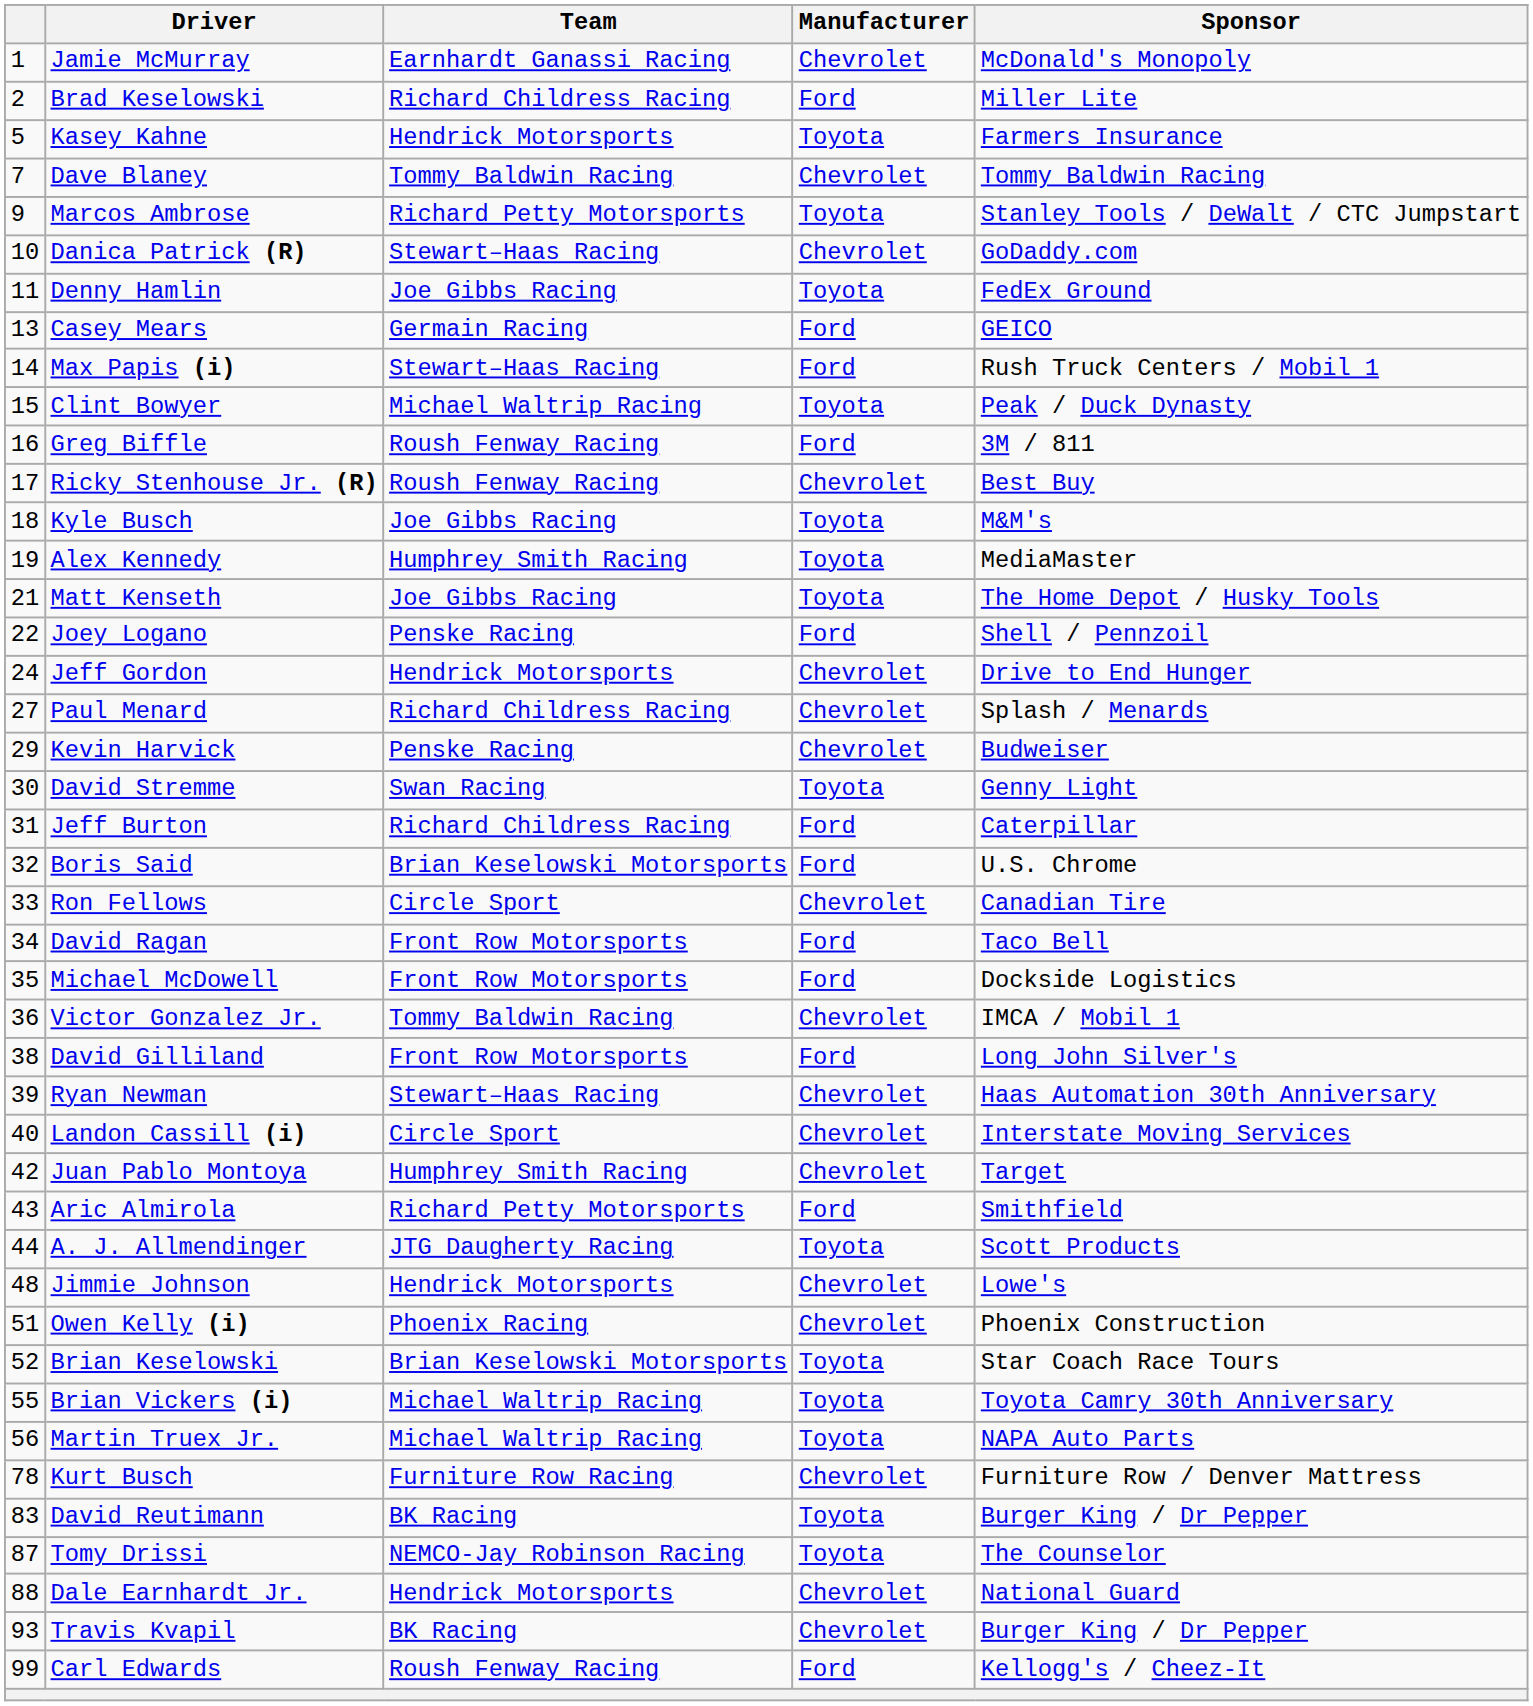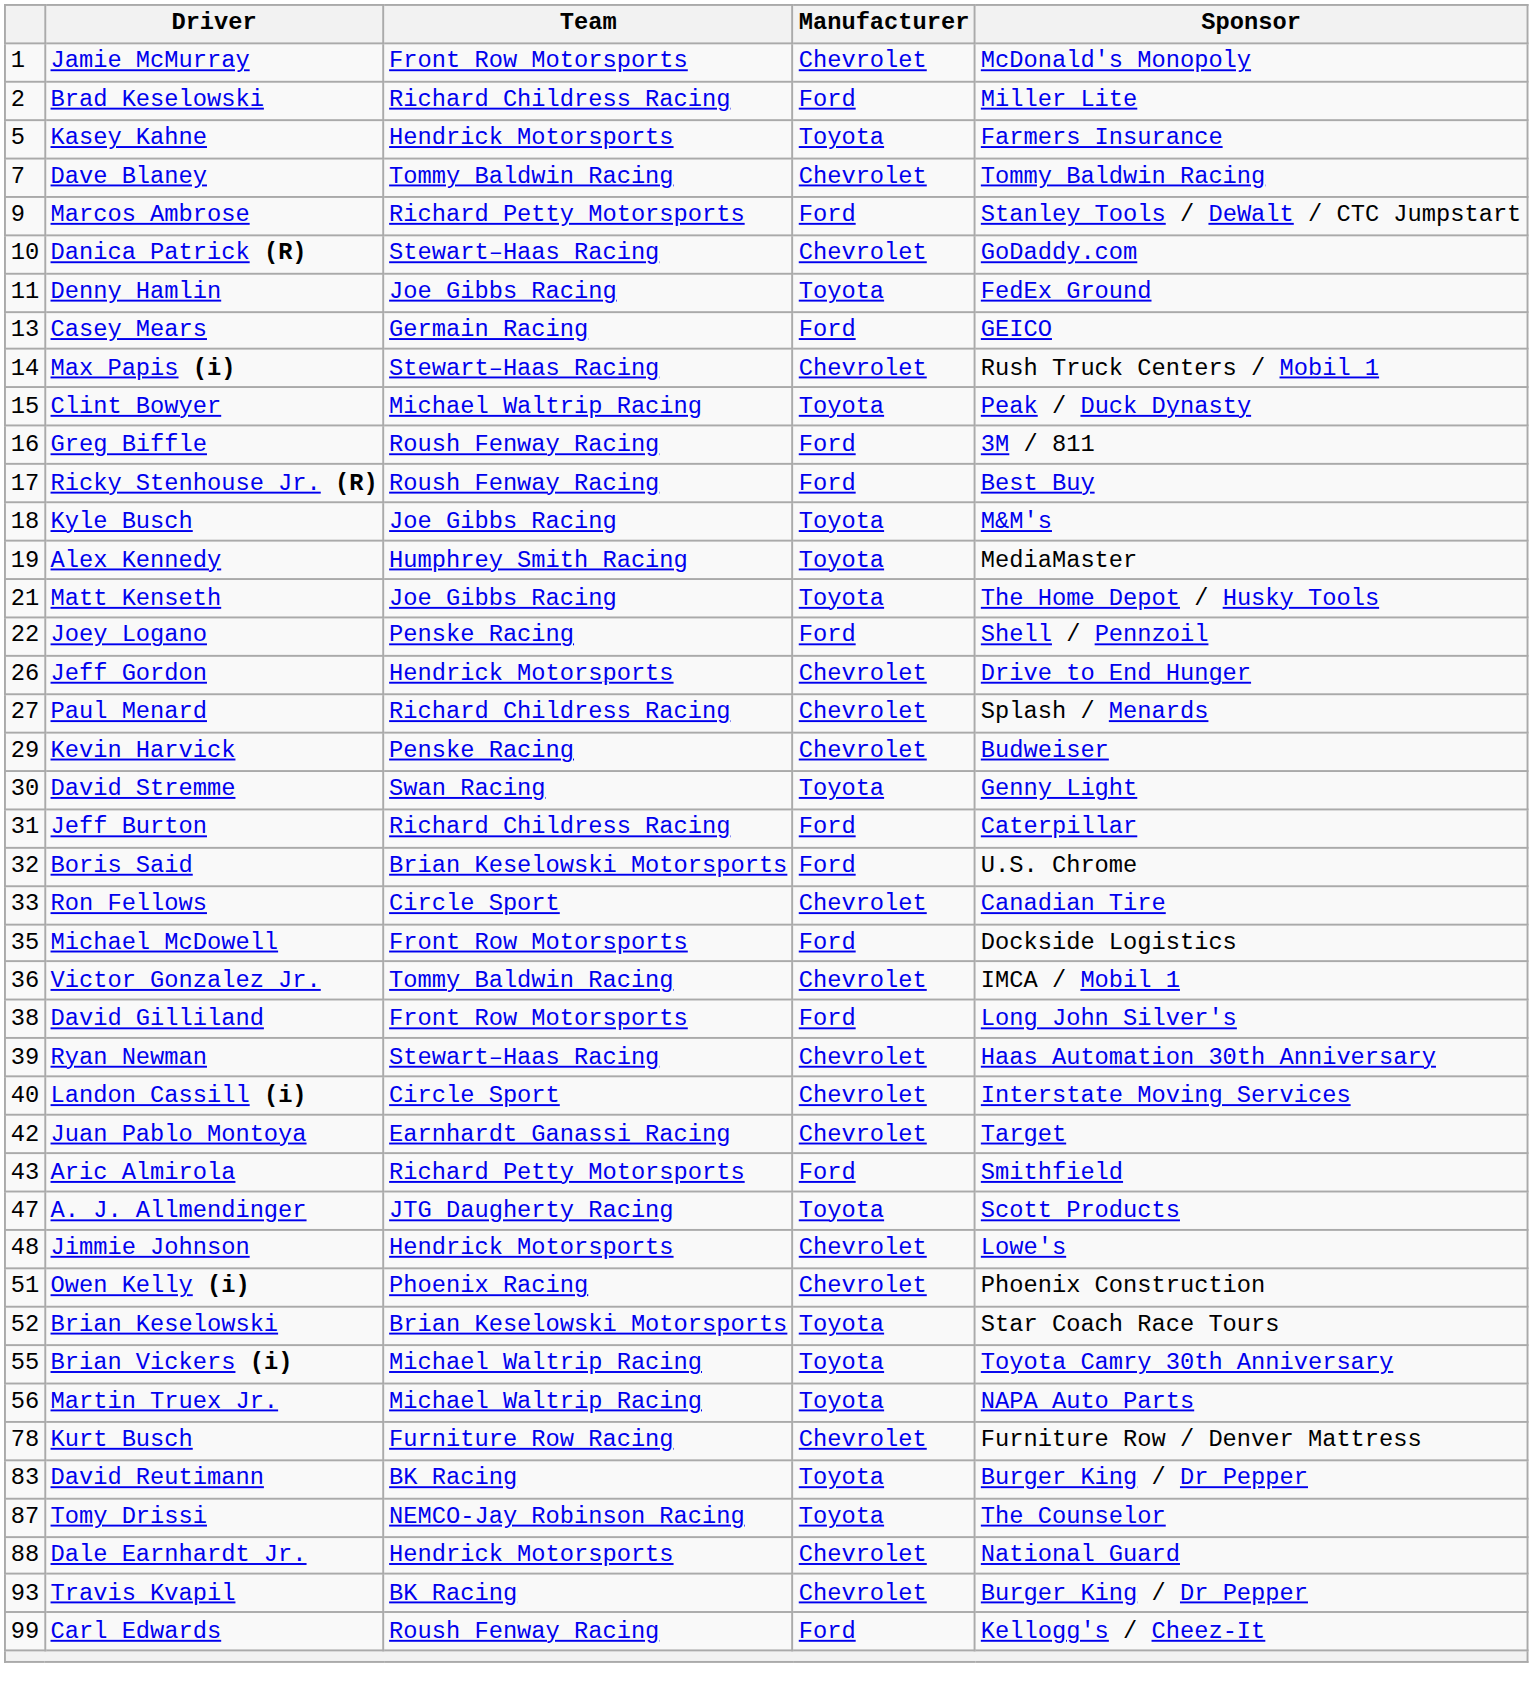(560, 63) Earnhardt Ganassi Racing -> (538, 63) Front Row Motorsports
(841, 216) Toyota -> (827, 216) Ford
(827, 369) Ford -> (863, 369) Chevrolet
(863, 484) Chevrolet -> (827, 484) Ford
(25, 675) 24 -> (25, 675) 26
- row: (129, 943)
(538, 1173) Humphrey Smith Racing -> (560, 1135) Earnhardt Ganassi Racing
(25, 1249) 44 -> (25, 1211) 47
